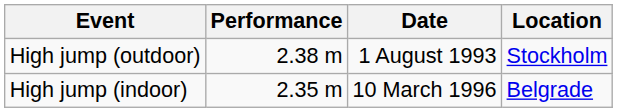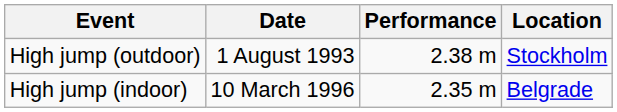columns swapped: (277, 21) <-> (425, 21)
